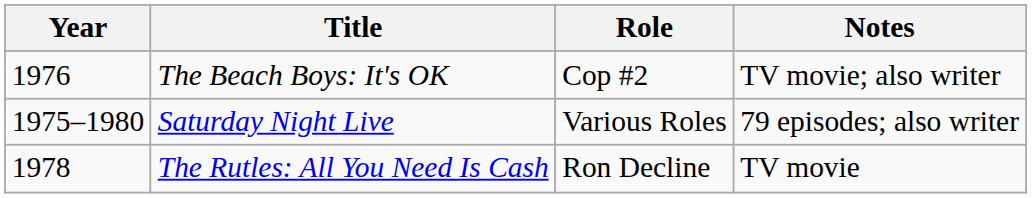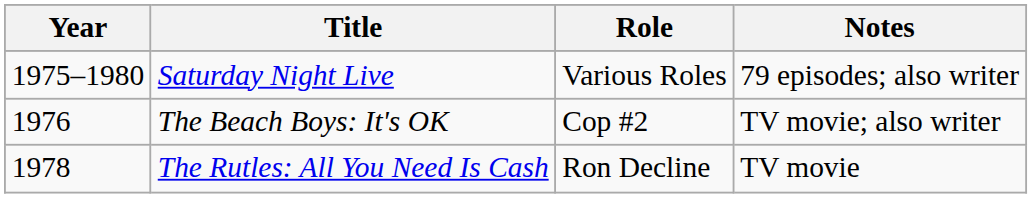rows swapped: (276, 121) <-> (303, 74)
